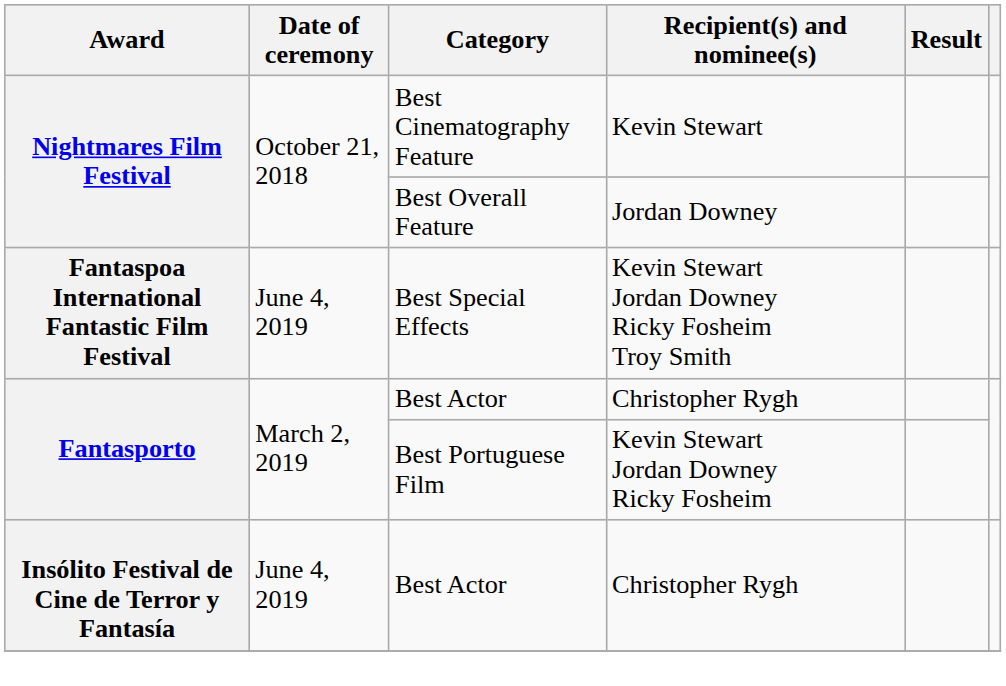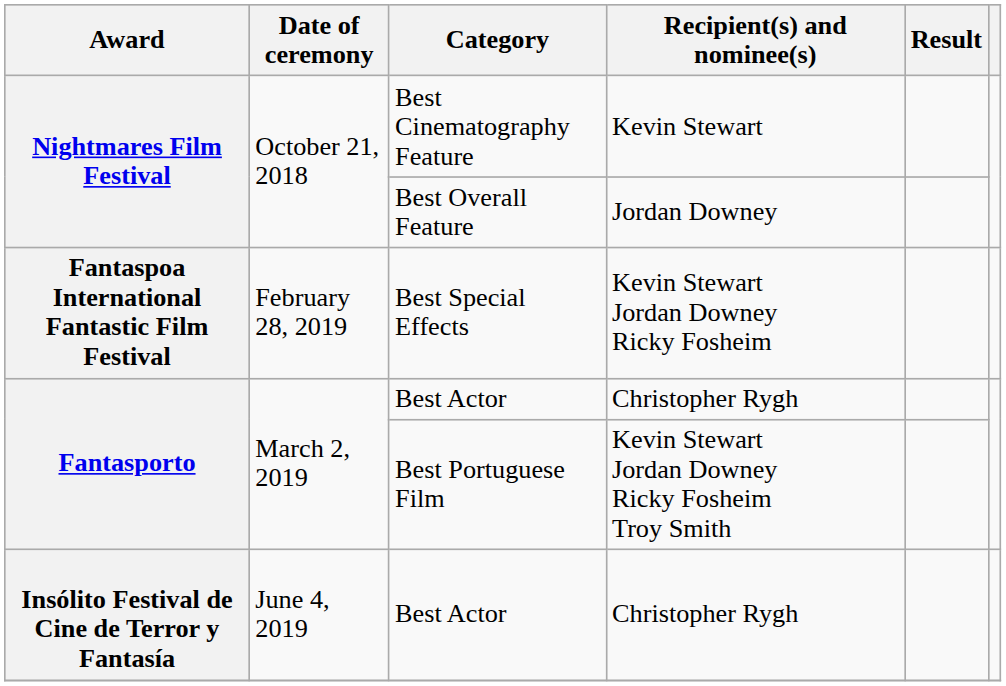(292, 312) June 4, 2019 -> (303, 312) February 28, 2019
(695, 312) Kevin Stewart Jordan Downey Ricky Fosheim Troy Smith -> (695, 312) Kevin Stewart Jordan Downey Ricky Fosheim
(695, 469) Kevin Stewart Jordan Downey Ricky Fosheim -> (695, 484) Kevin Stewart Jordan Downey Ricky Fosheim Troy Smith
